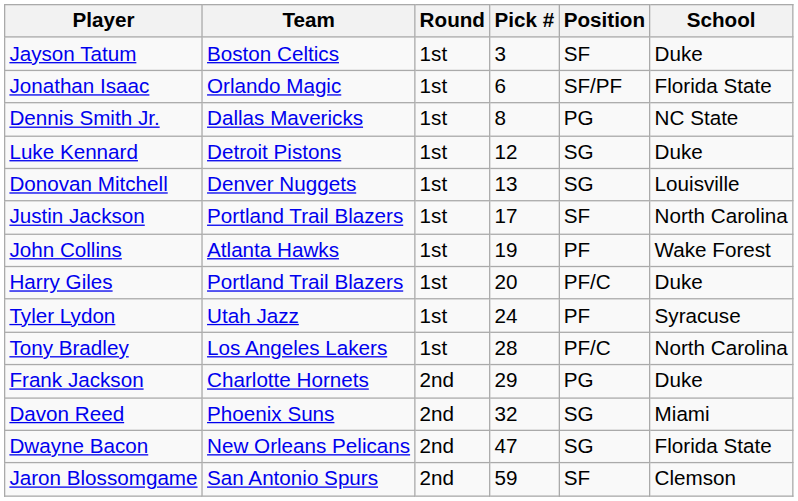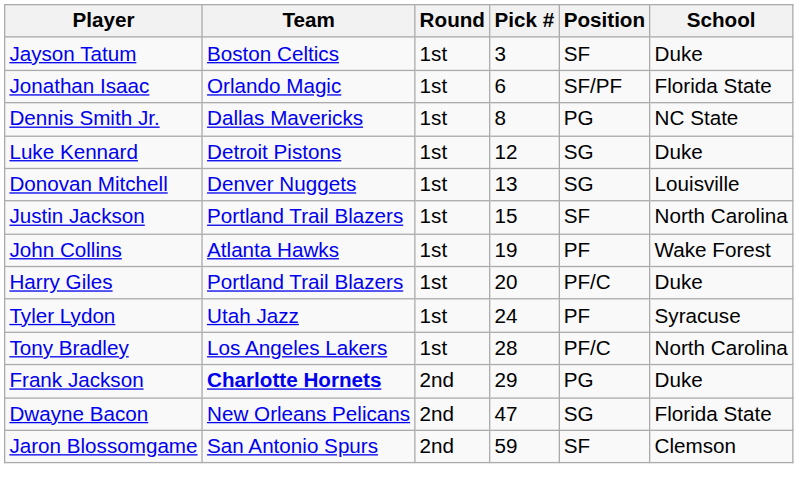(506, 217) 17 -> (506, 217) 15
(288, 380) normal -> (294, 380) bold
- row: (67, 413)
